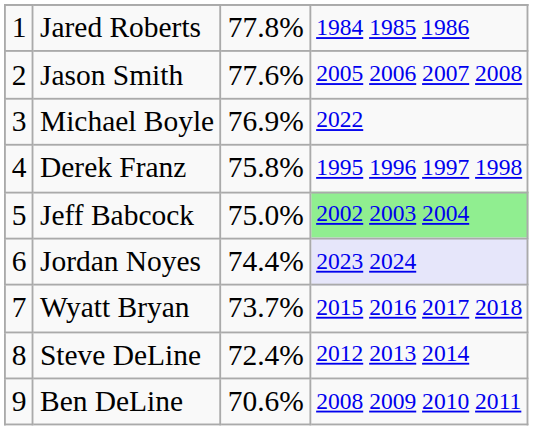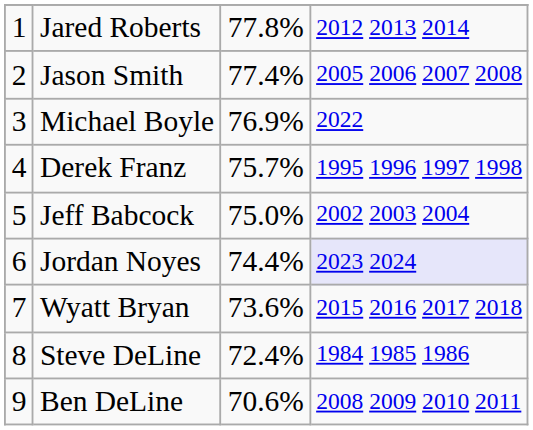(393, 27) 1984 1985 1986 -> (393, 27) 2012 2013 2014
(266, 74) 77.6% -> (266, 74) 77.4%
(266, 167) 75.8% -> (266, 167) 75.7%
(393, 214) lightgreen background -> (393, 214) no background
(266, 307) 73.7% -> (266, 307) 73.6%
(393, 354) 2012 2013 2014 -> (393, 354) 1984 1985 1986
